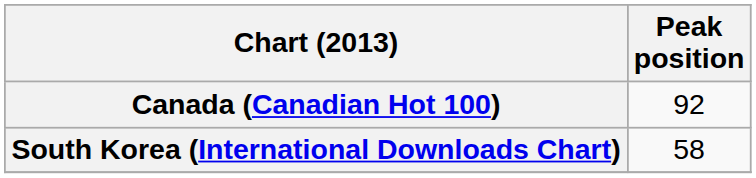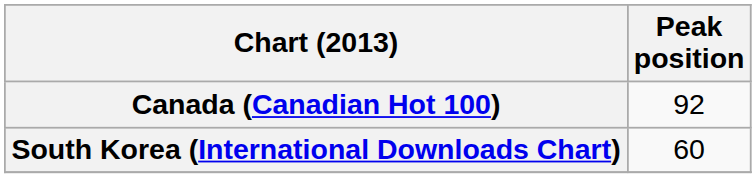(689, 149) 58 -> (689, 149) 60
